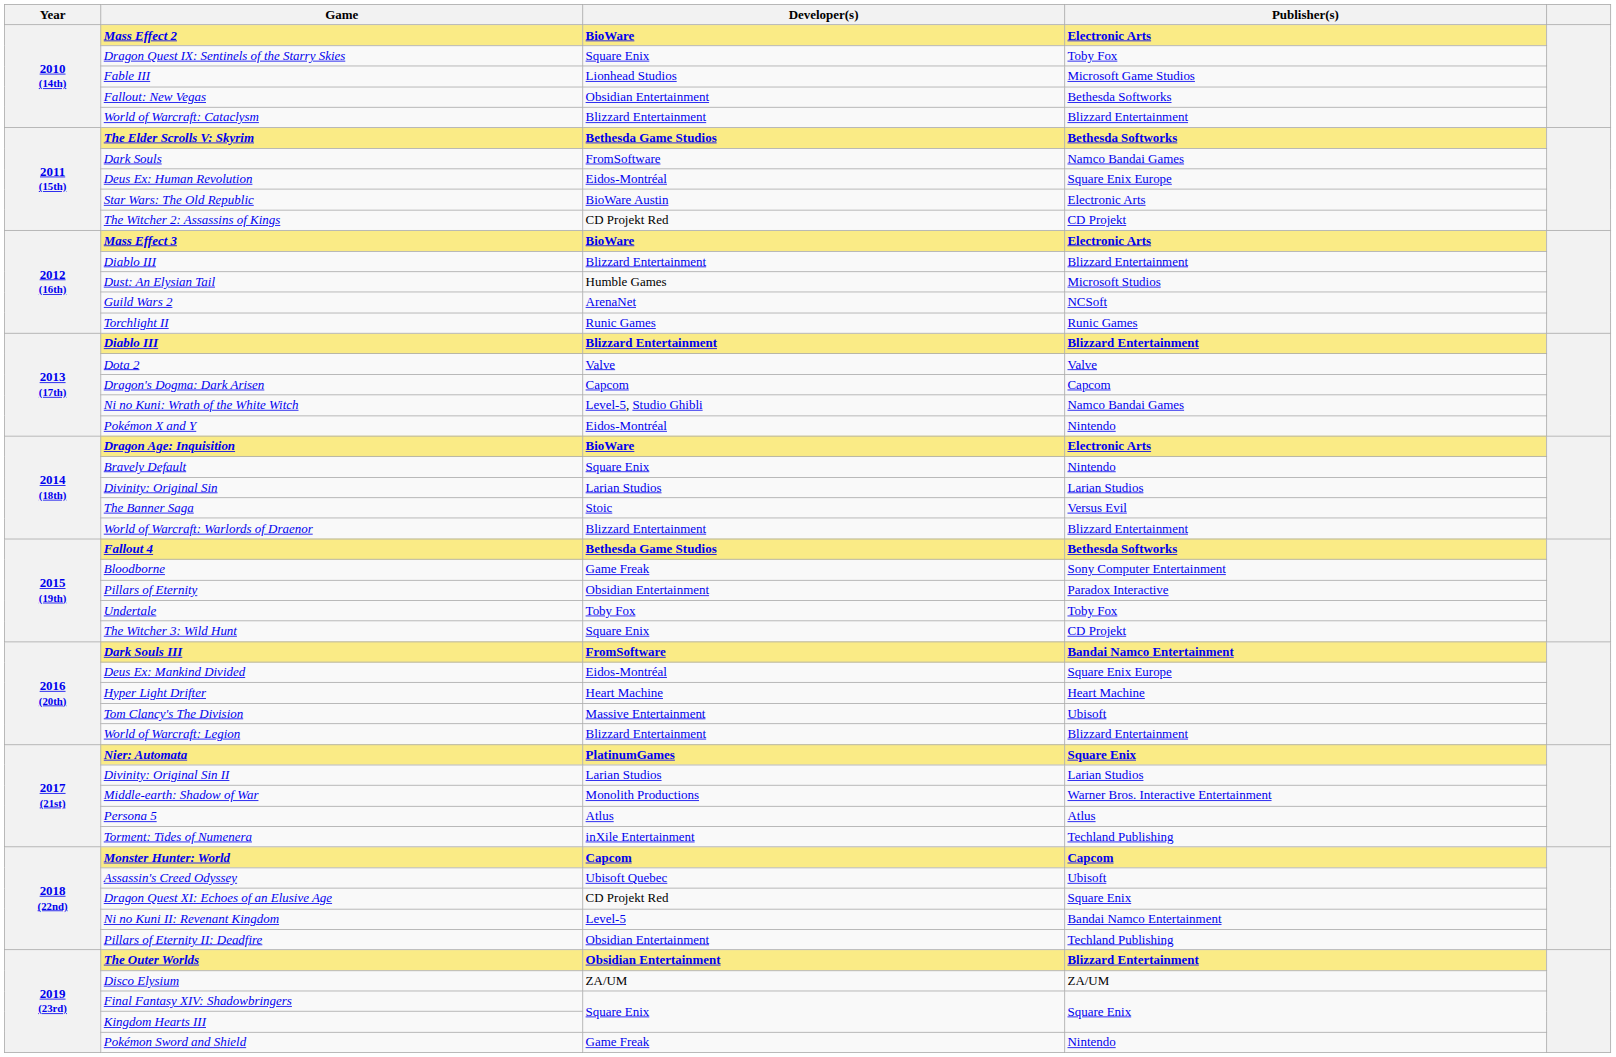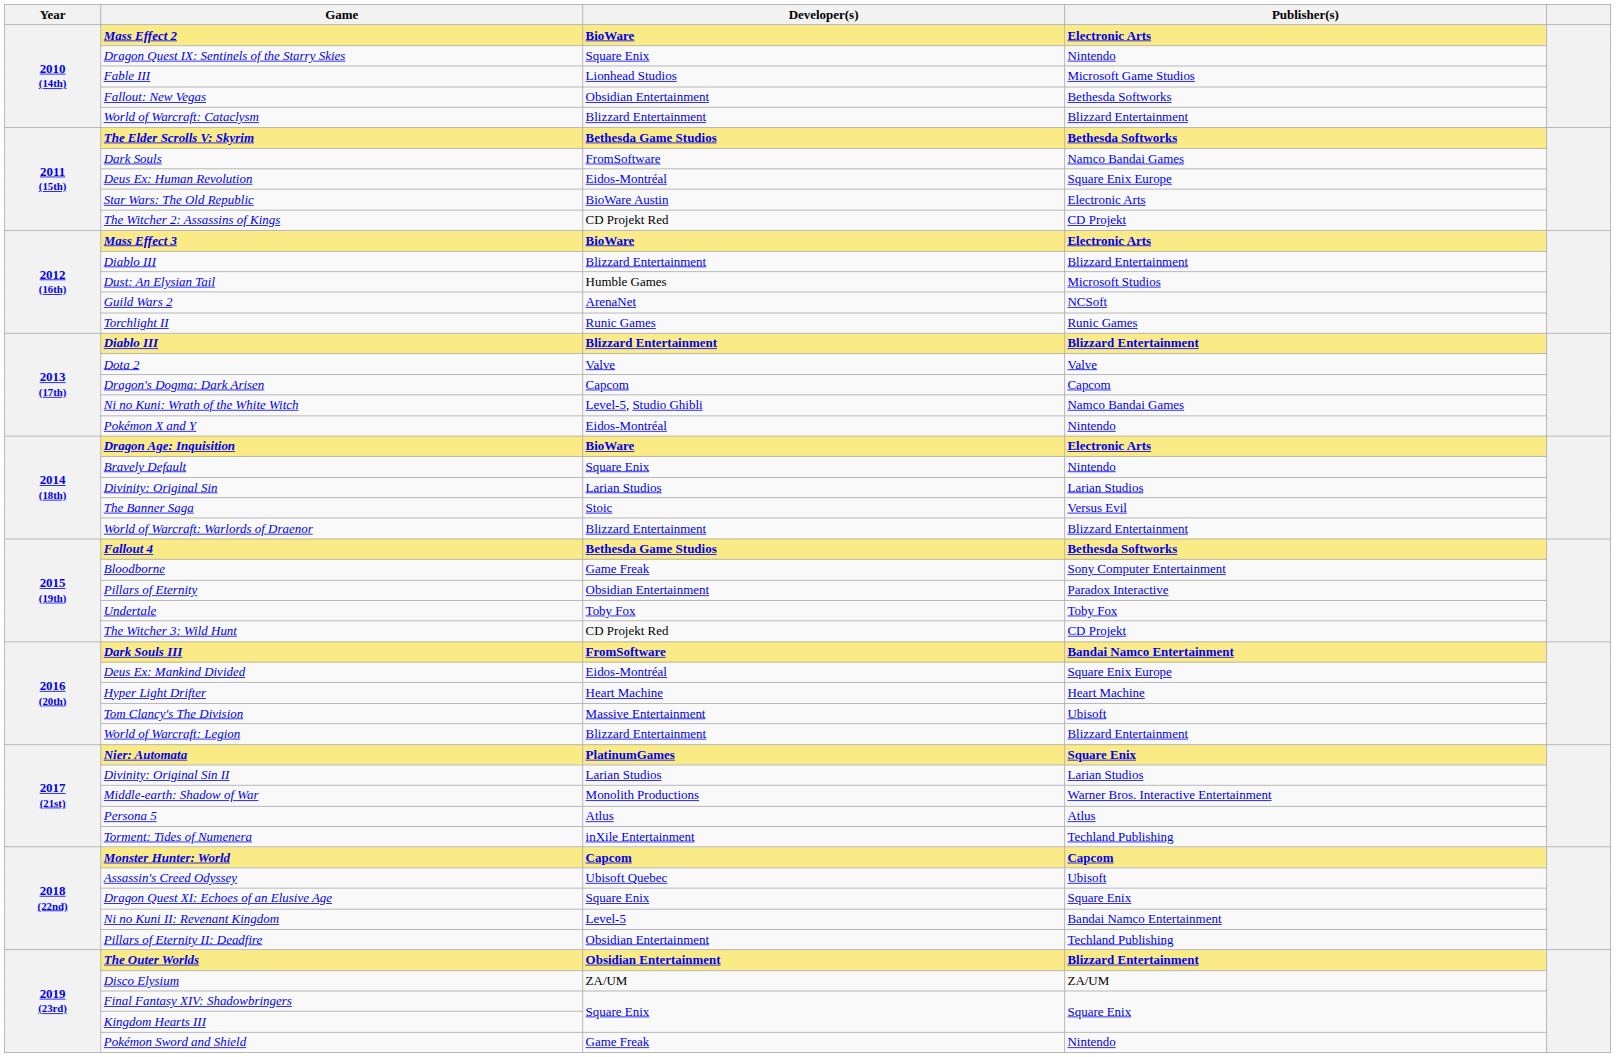(1092, 55) Toby Fox -> (1092, 55) Nintendo
(617, 631) Square Enix -> (627, 631) CD Projekt Red
(627, 898) CD Projekt Red -> (617, 898) Square Enix
